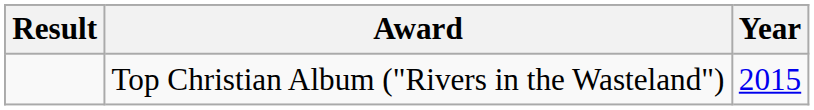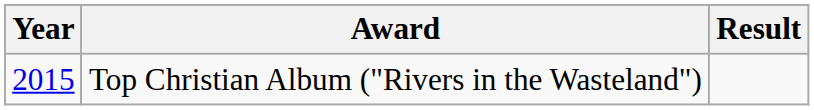columns swapped: (770, 29) <-> (55, 29)
